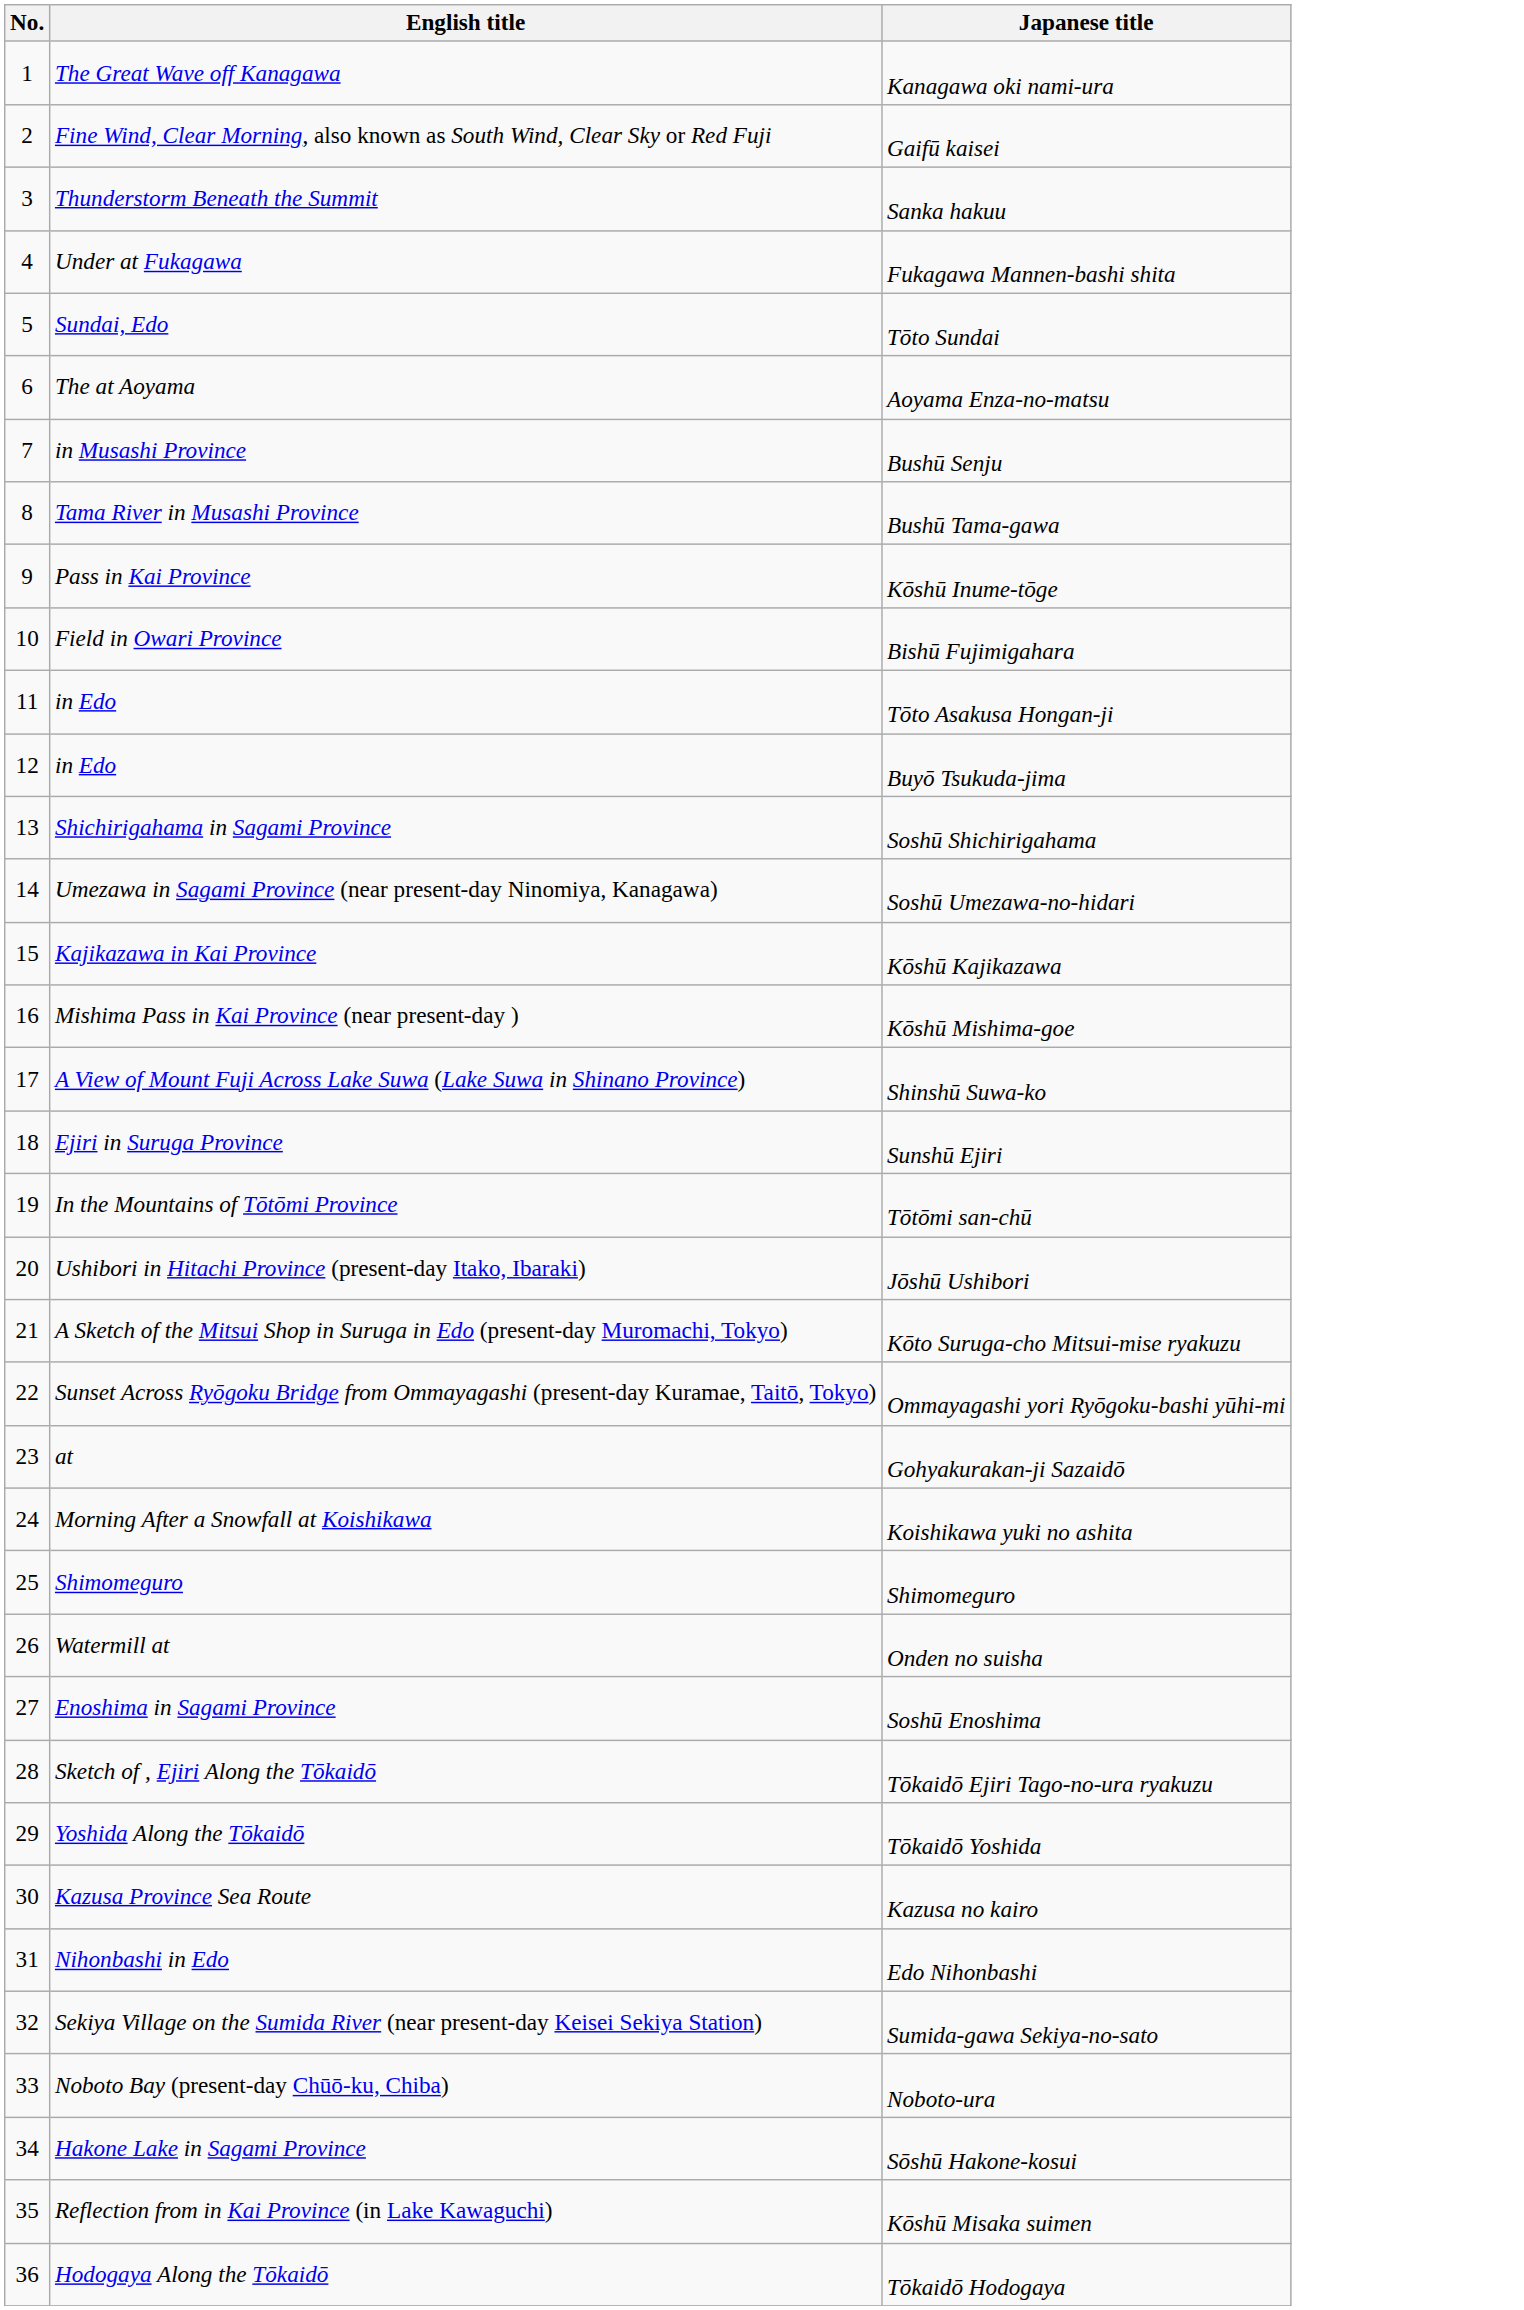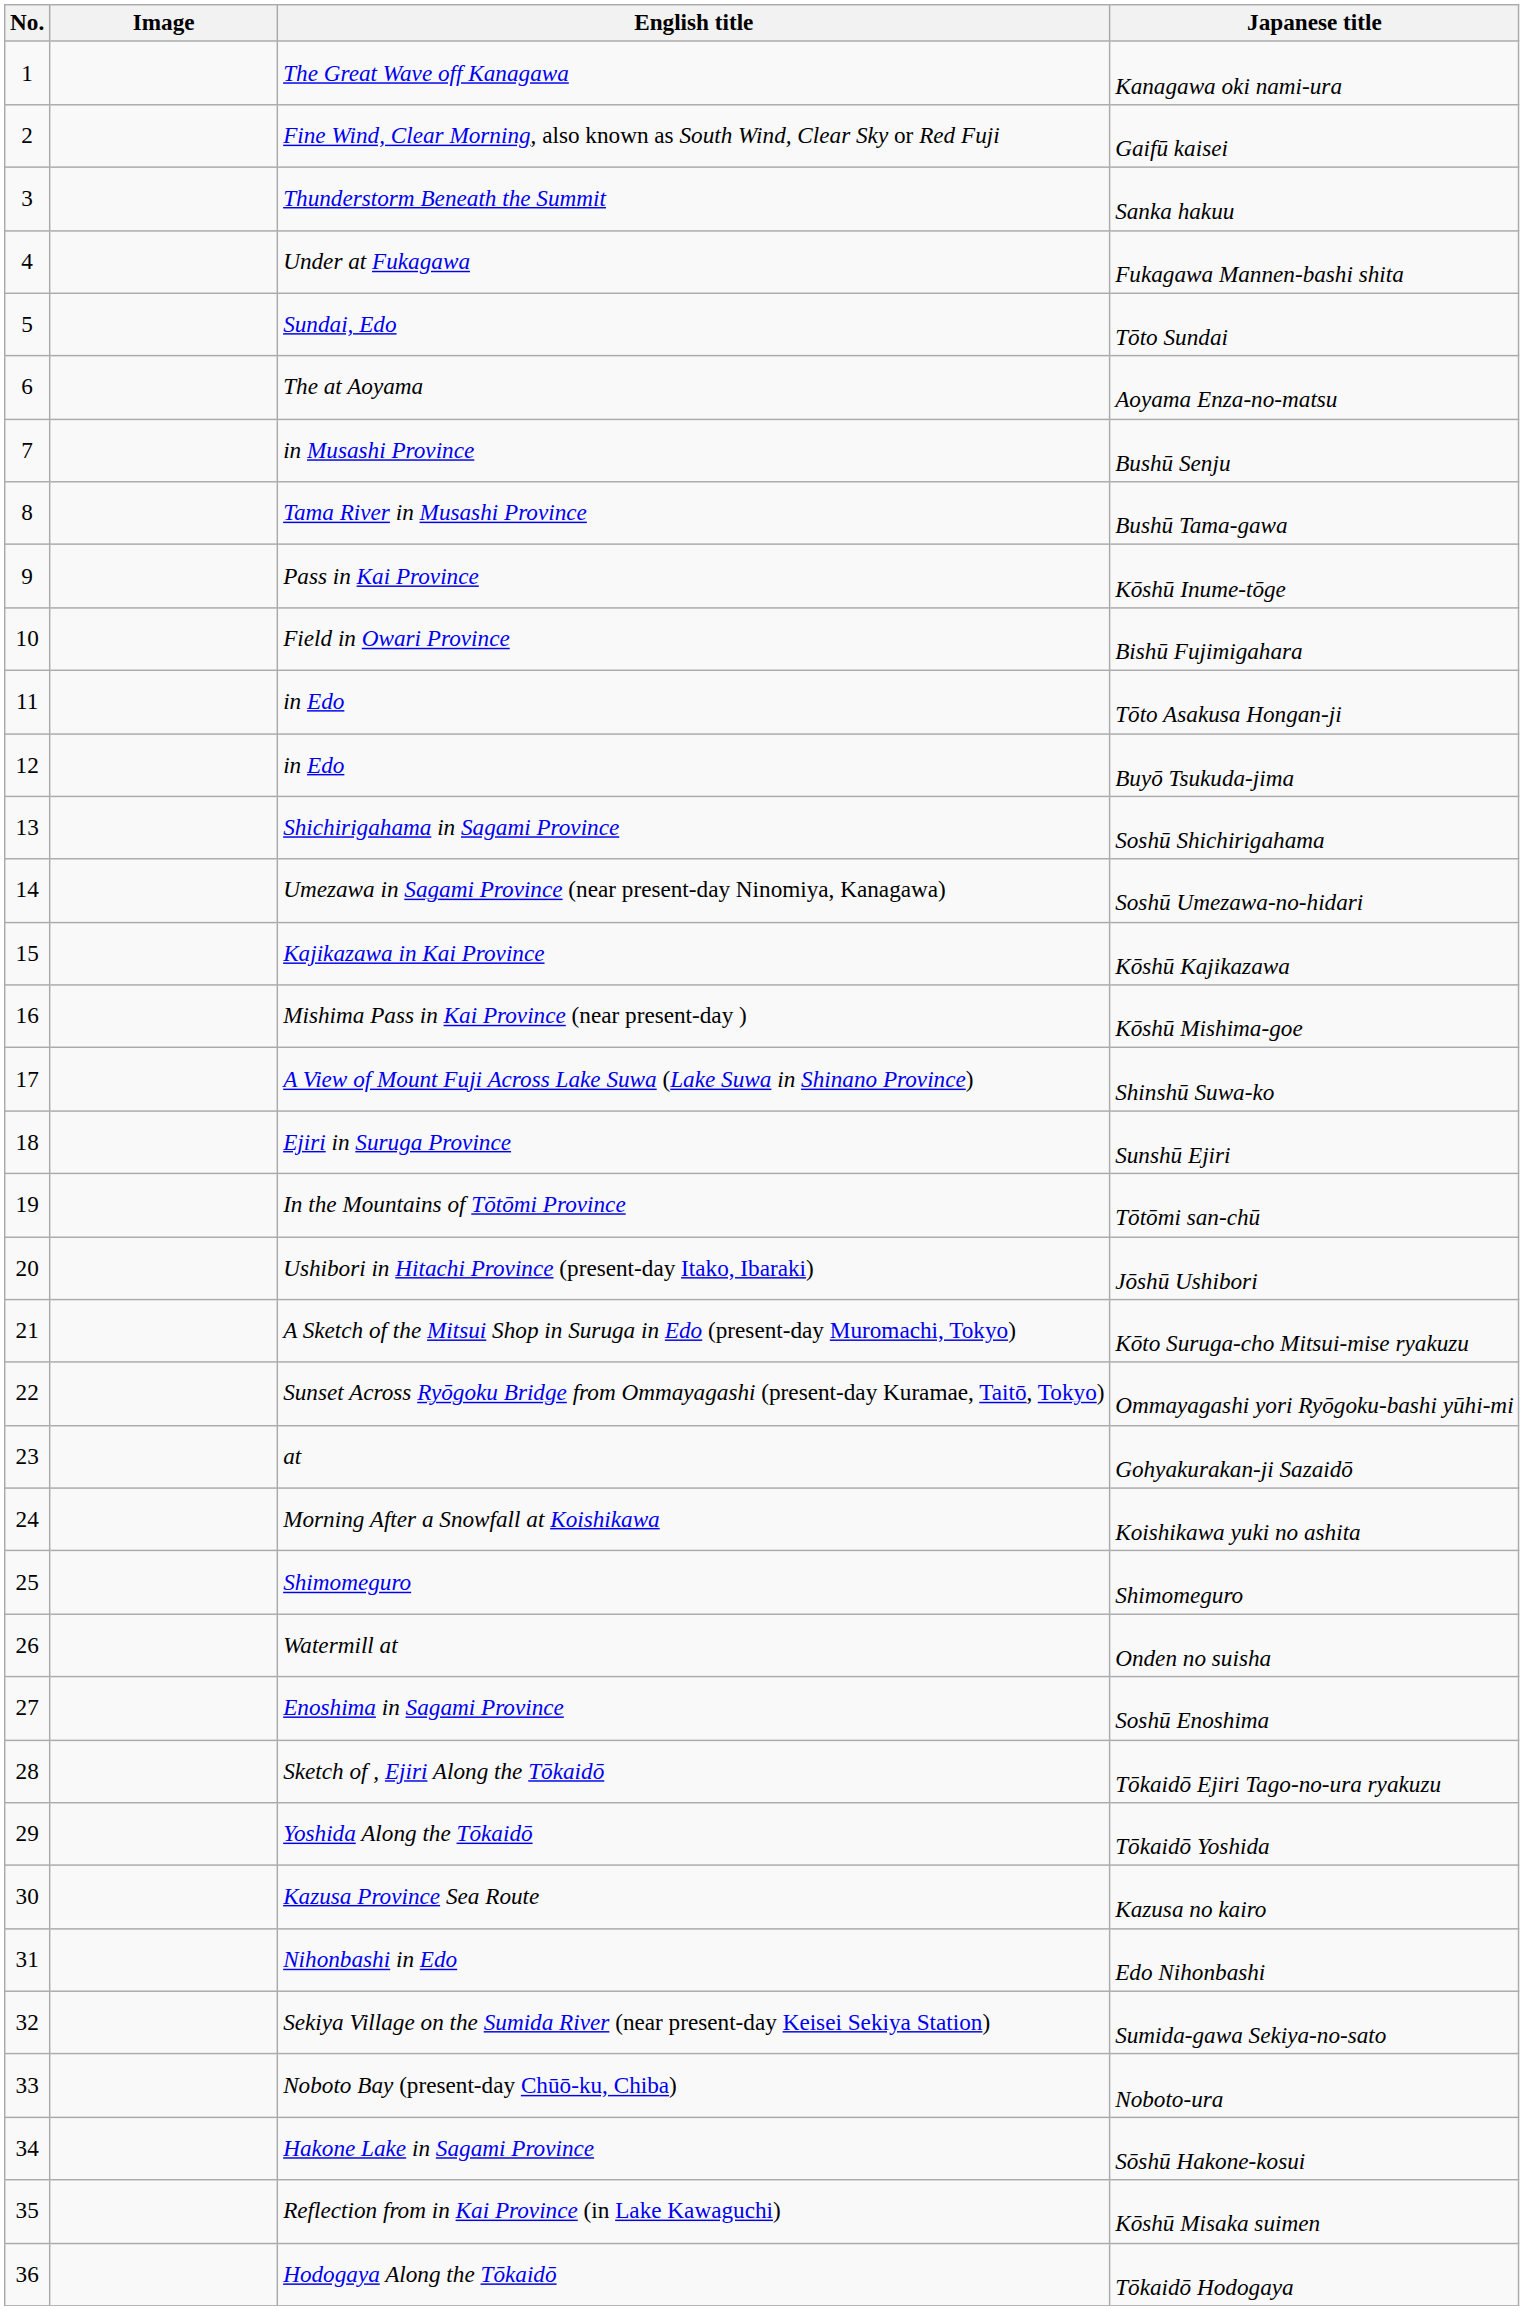+ column: (164, 22)
